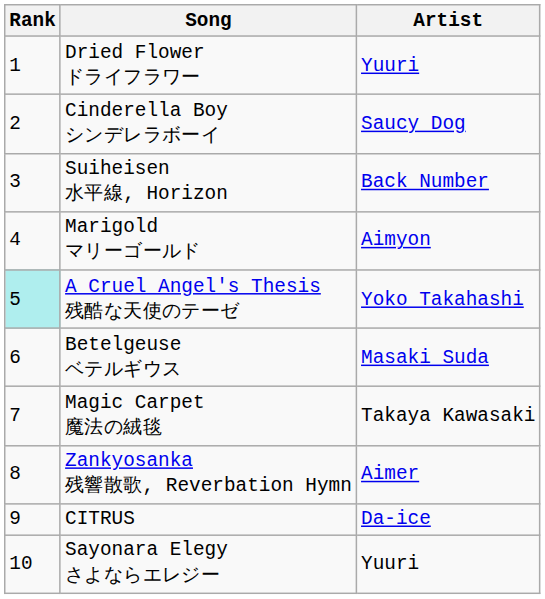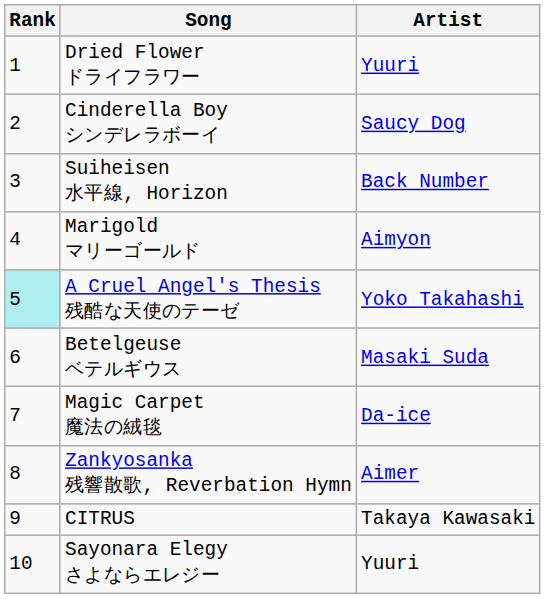(448, 416) Takaya Kawasaki -> (396, 416) Da-ice
(396, 519) Da-ice -> (448, 519) Takaya Kawasaki
